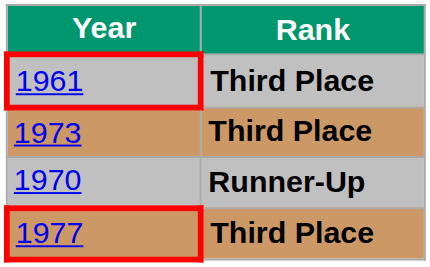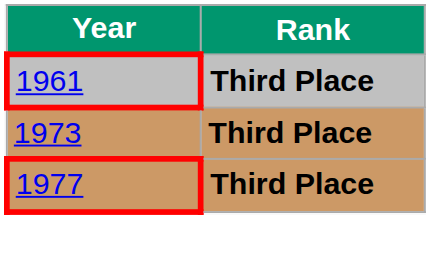- row: (48, 180)
